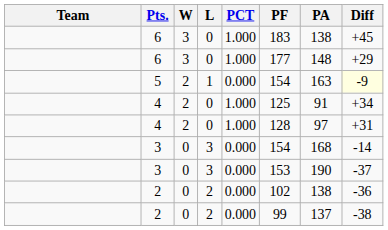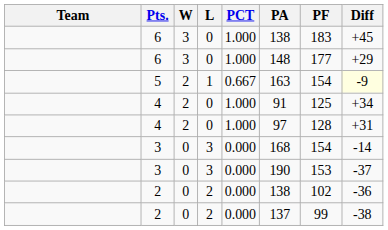columns swapped: (280, 15) <-> (321, 15)
(240, 81) 0.000 -> (240, 81) 0.667
